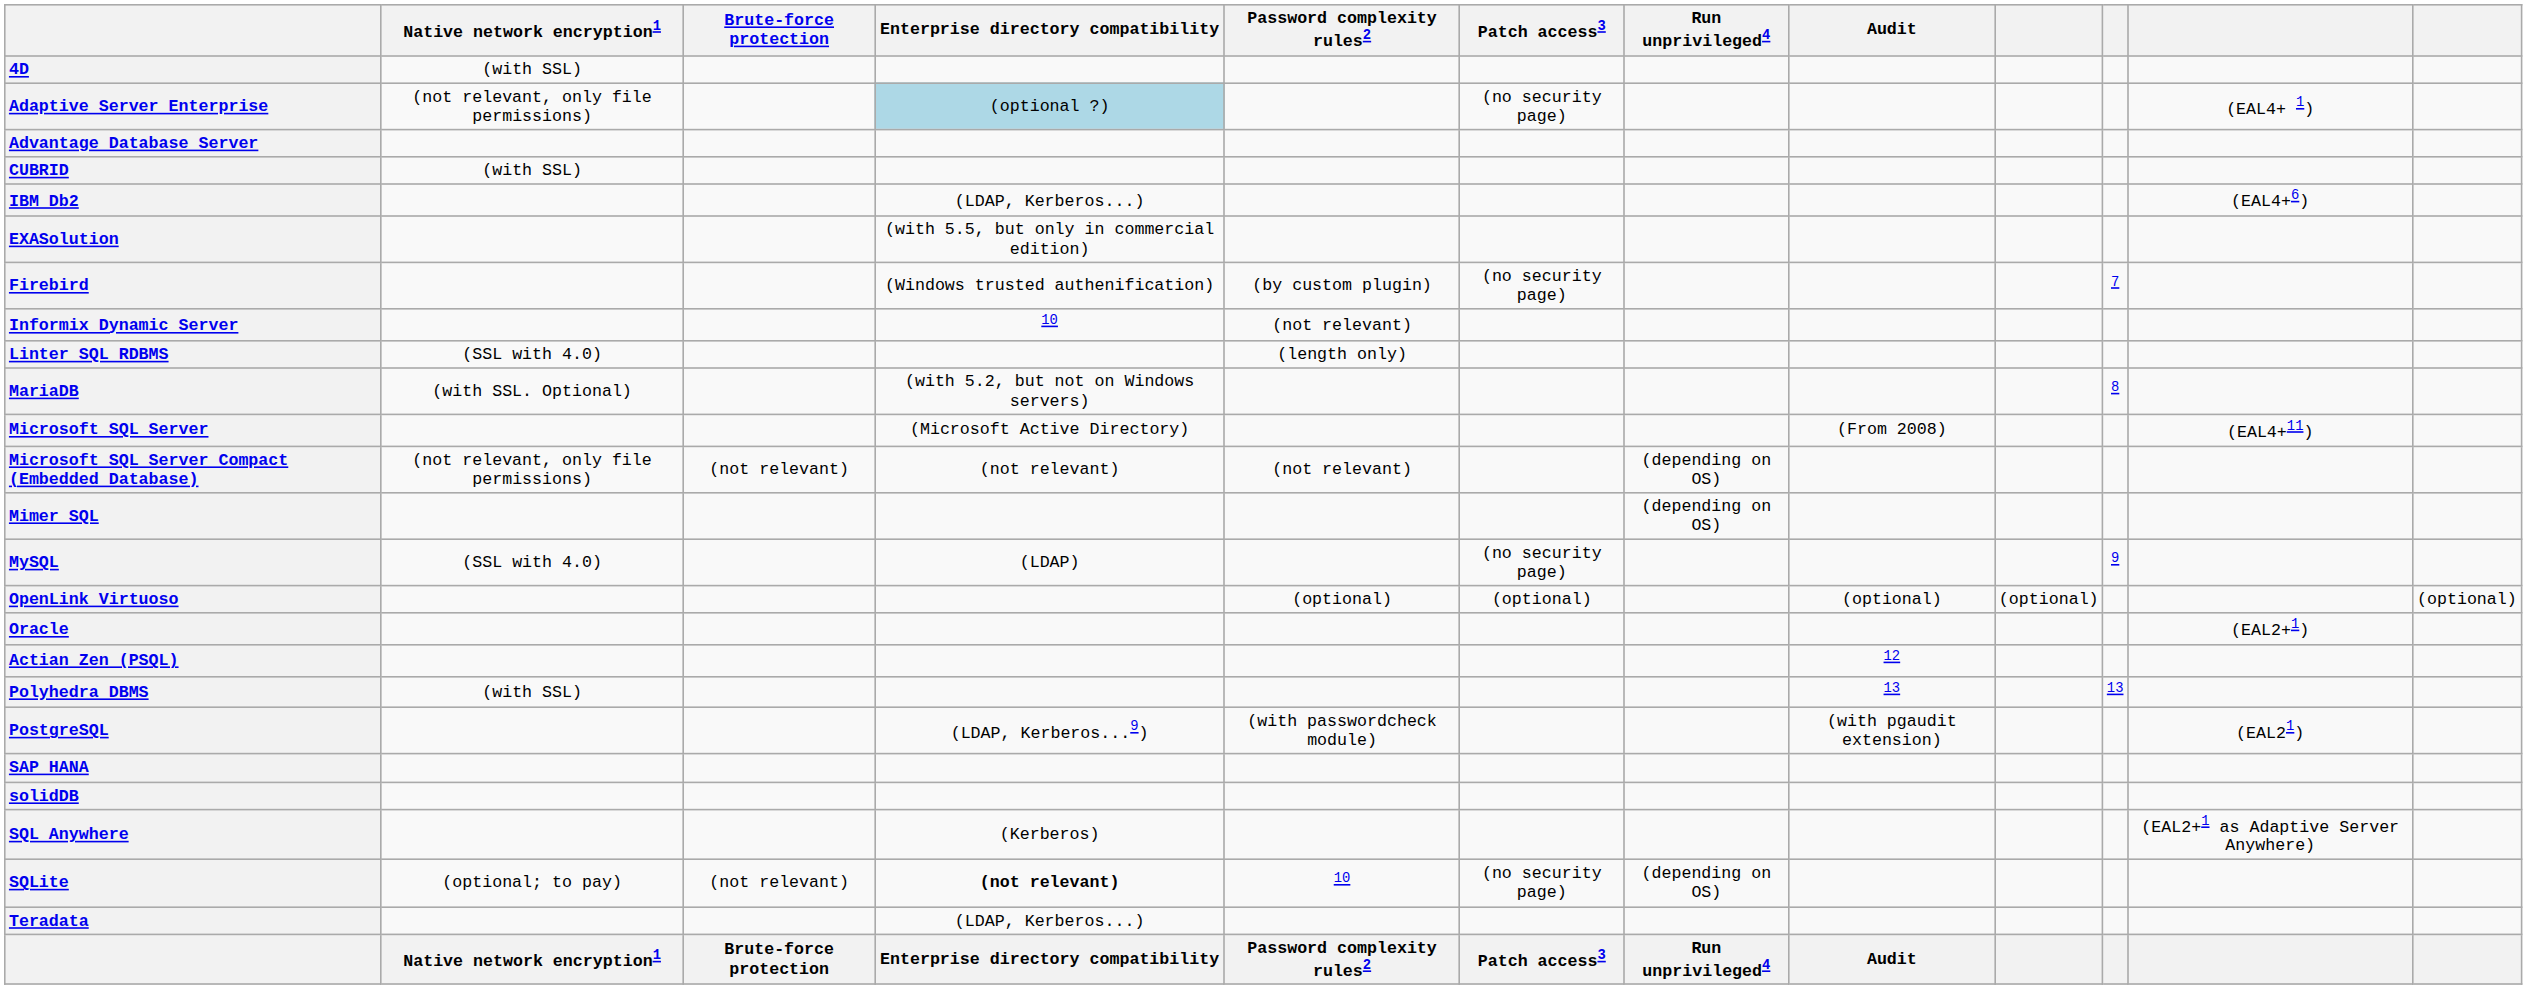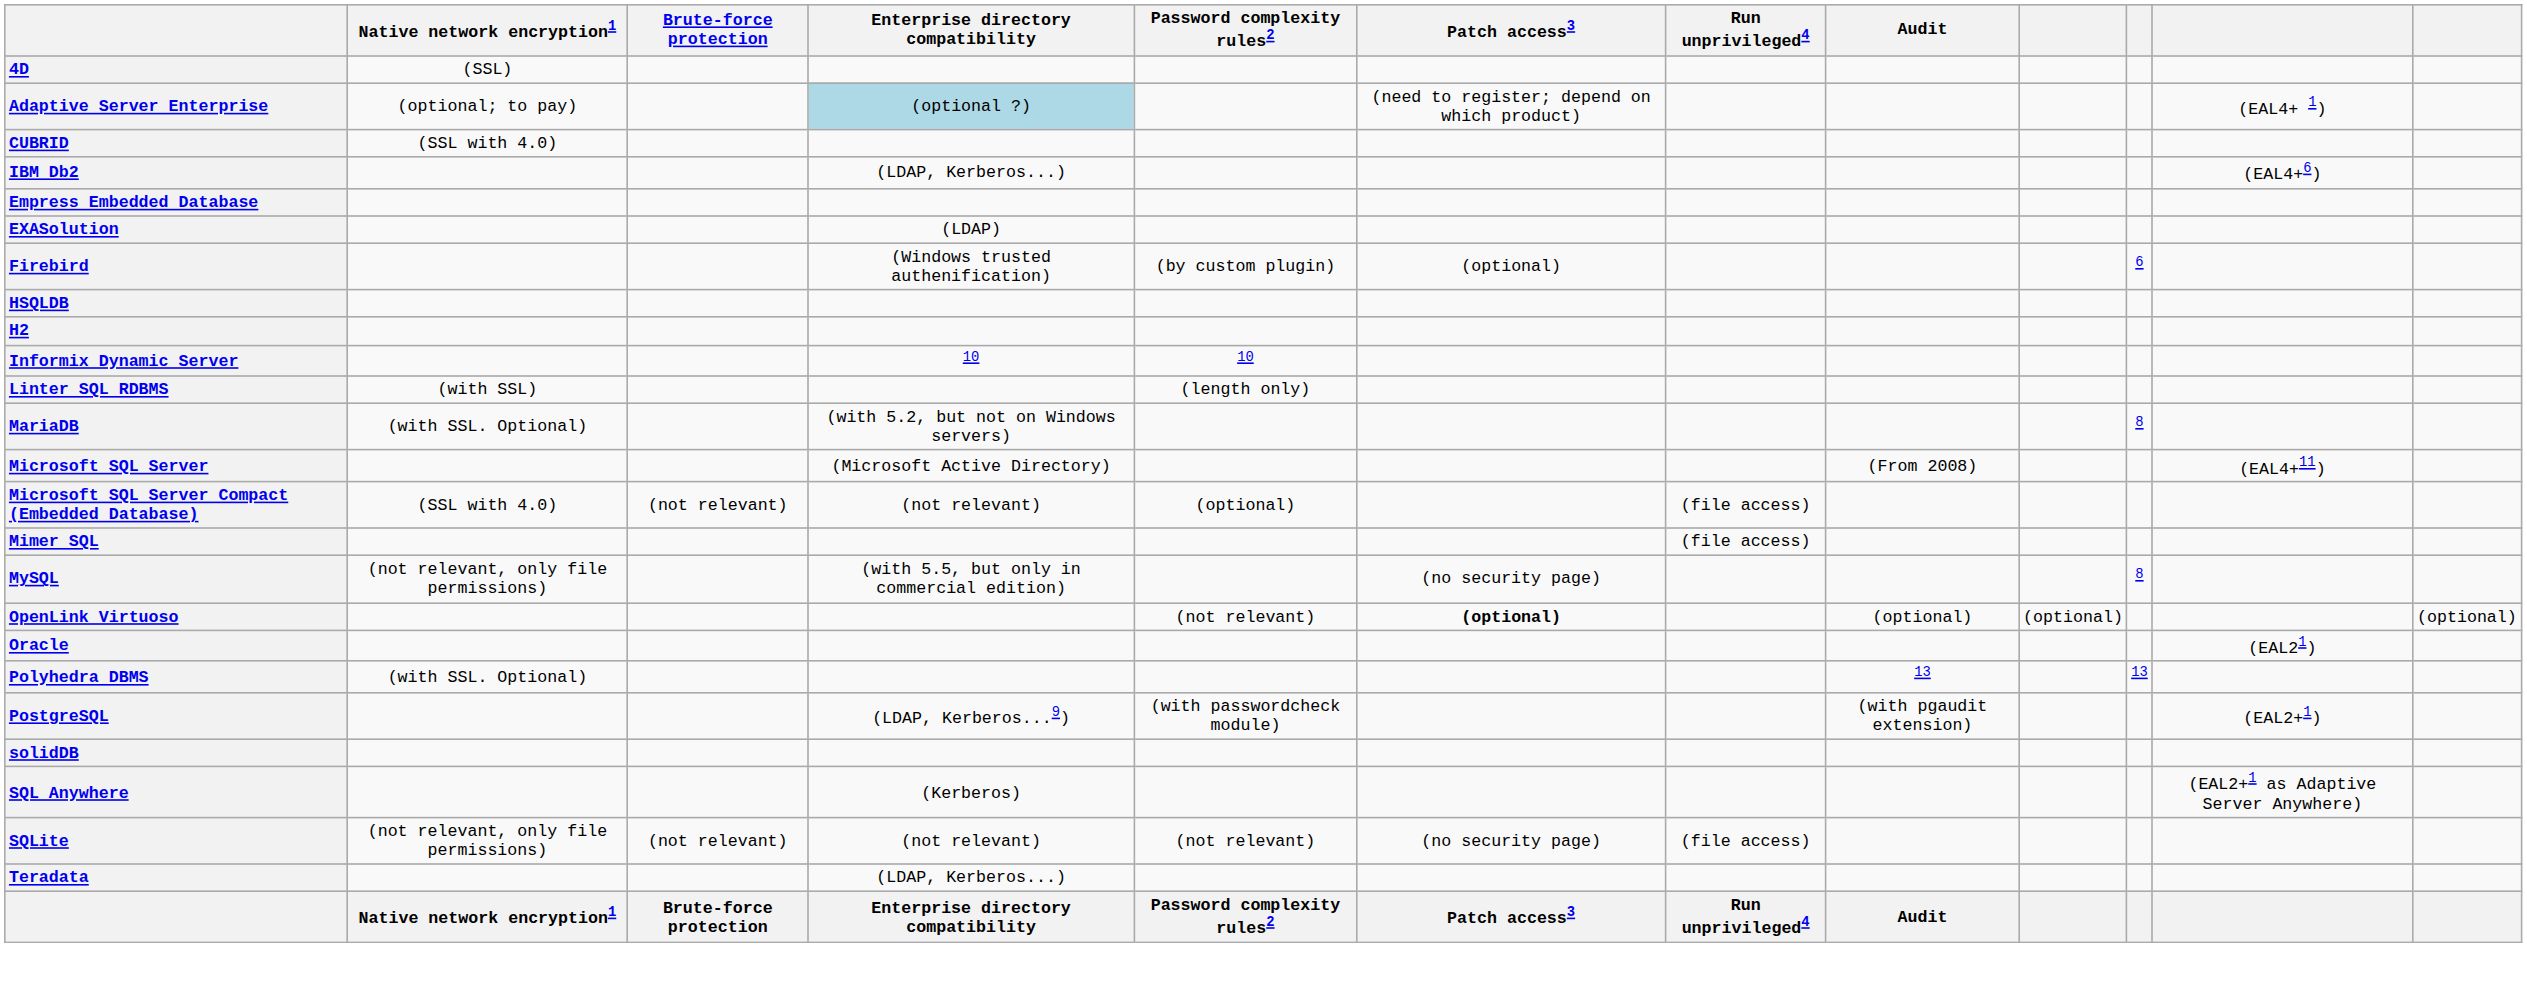(532, 70) (with SSL) -> (487, 70) (SSL)
(532, 107) (not relevant, only file permissions) -> (487, 107) (optional; to pay)
(1542, 107) (no security page) -> (1511, 107) (need to register; depend on which product)
- row: (134, 144)
(532, 171) (with SSL) -> (487, 144) (SSL with 4.0)
+ row: (134, 202)
(1050, 240) (with 5.5, but only in commercial edition) -> (971, 230) (LDAP)
(1542, 286) (no security page) -> (1511, 267) (optional)
(2115, 283) 7 -> (2139, 263) 6
+ row: (39, 304)
+ row: (19, 331)
(1342, 325) (not relevant) -> (1245, 357) 10
(532, 355) (SSL with 4.0) -> (487, 390) (with SSL)
(532, 470) (not relevant, only file permissions) -> (487, 505) (SSL with 4.0)
(1342, 470) (not relevant) -> (1245, 505) (optional)
(1706, 470) (depending on OS) -> (1746, 505) (file access)
(1706, 516) (depending on OS) -> (1746, 542) (file access)
(532, 563) (SSL with 4.0) -> (487, 580) (not relevant, only file permissions)
(1050, 563) (LDAP) -> (971, 580) (with 5.5, but only in commercial edition)
(2115, 559) 9 -> (2139, 576) 8
(1342, 600) (optional) -> (1245, 617) (not relevant)
(1542, 600) normal -> (1511, 617) bold
(2270, 629) (EAL2+1) -> (2282, 646) (EAL21)
- row: (94, 661)
(532, 692) (with SSL) -> (487, 677) (with SSL. Optional)
(2270, 731) (EAL21) -> (2282, 716) (EAL2+1)
- row: (49, 768)
(532, 883) (optional; to pay) -> (487, 841) (not relevant, only file permissions)
(1050, 883) bold -> (971, 841) normal
(1342, 880) 10 -> (1245, 841) (not relevant)
(1706, 883) (depending on OS) -> (1746, 841) (file access)
